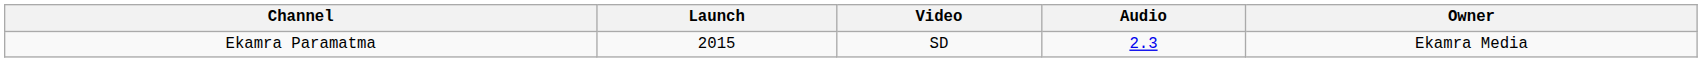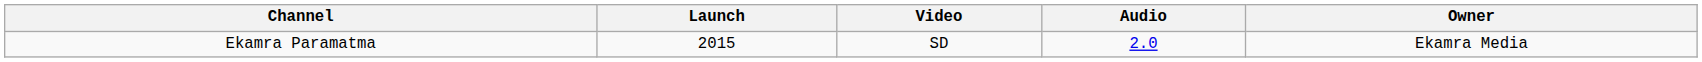(1143, 44) 2.3 -> (1143, 44) 2.0
